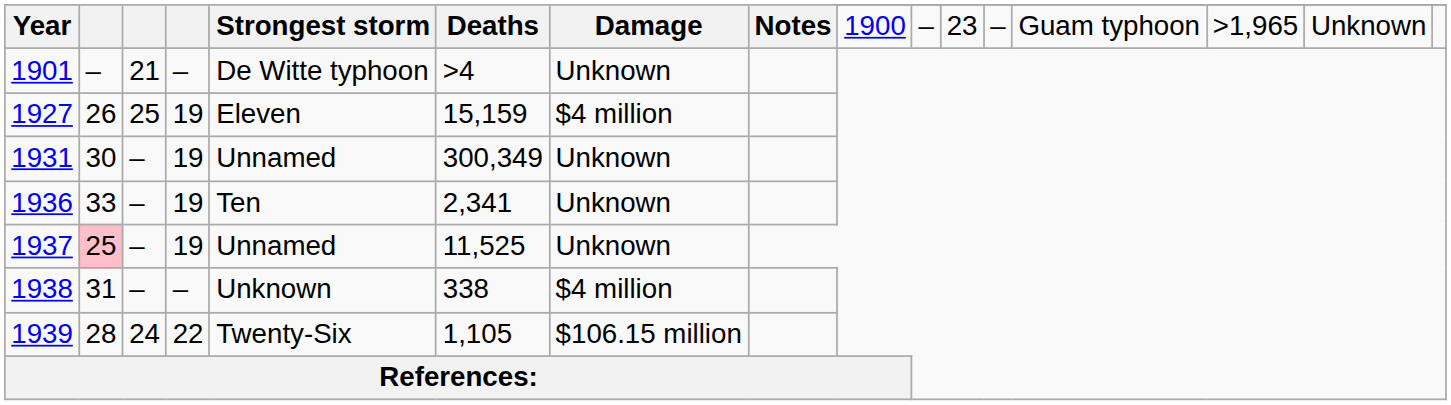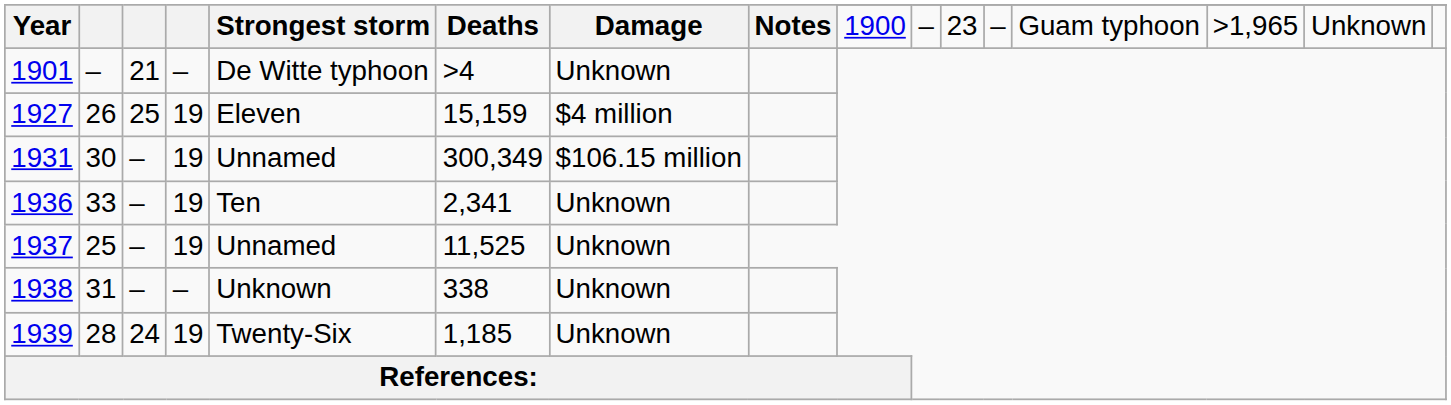(613, 158) Unknown -> (649, 158) $106.15 million
(101, 245) pink background -> (101, 245) no background
(614, 289) $4 million -> (613, 289) Unknown
(188, 333) 22 -> (188, 333) 19
(477, 333) 1,105 -> (477, 333) 1,185
(649, 333) $106.15 million -> (613, 333) Unknown
